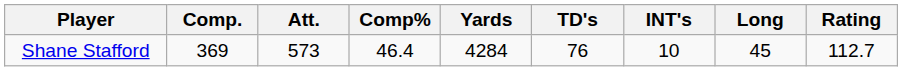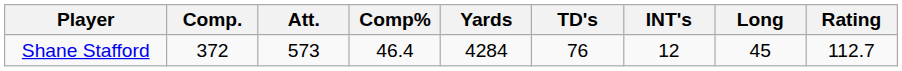(212, 50) 369 -> (212, 50) 372
(669, 50) 10 -> (669, 50) 12
